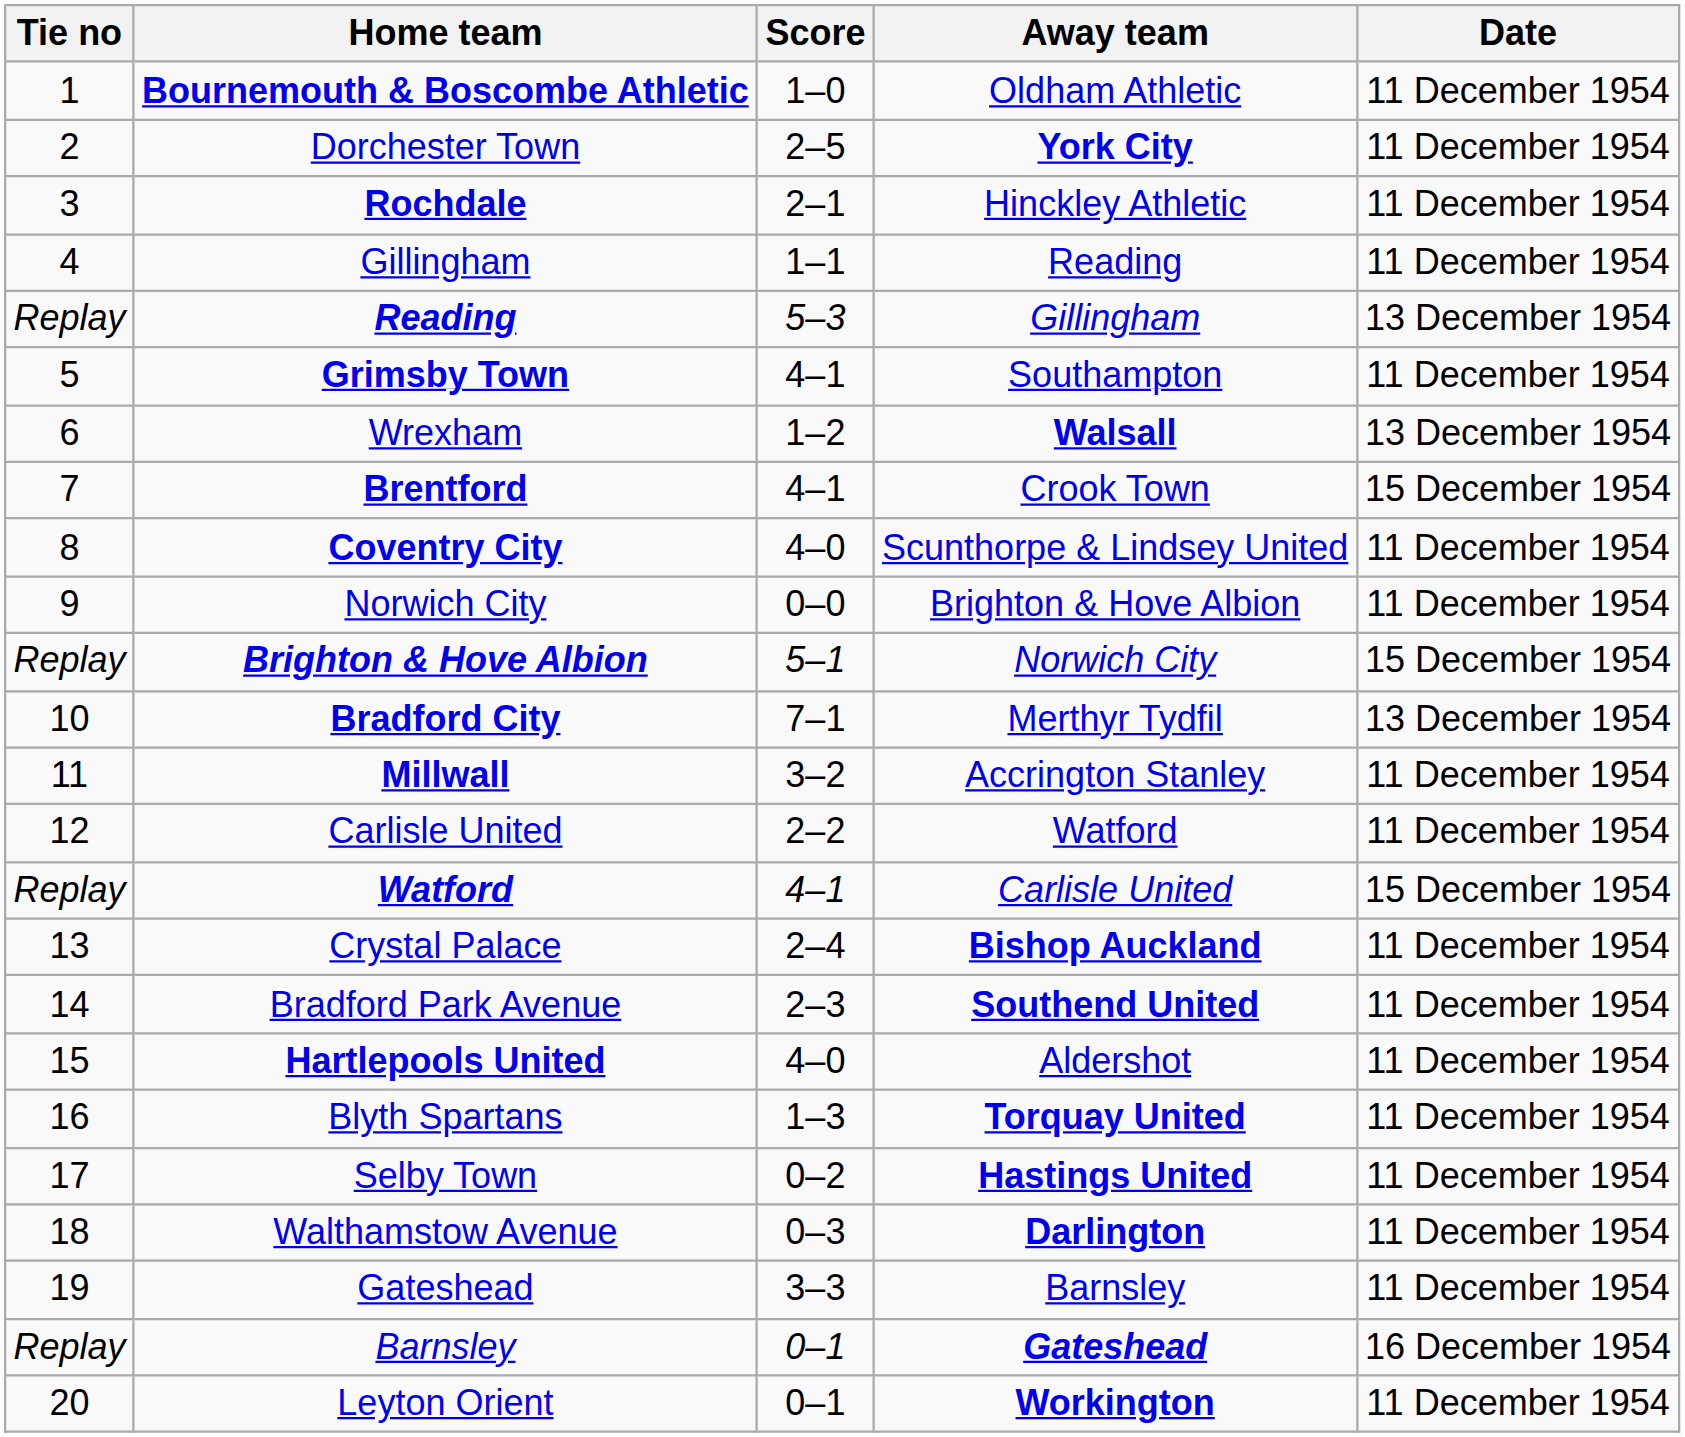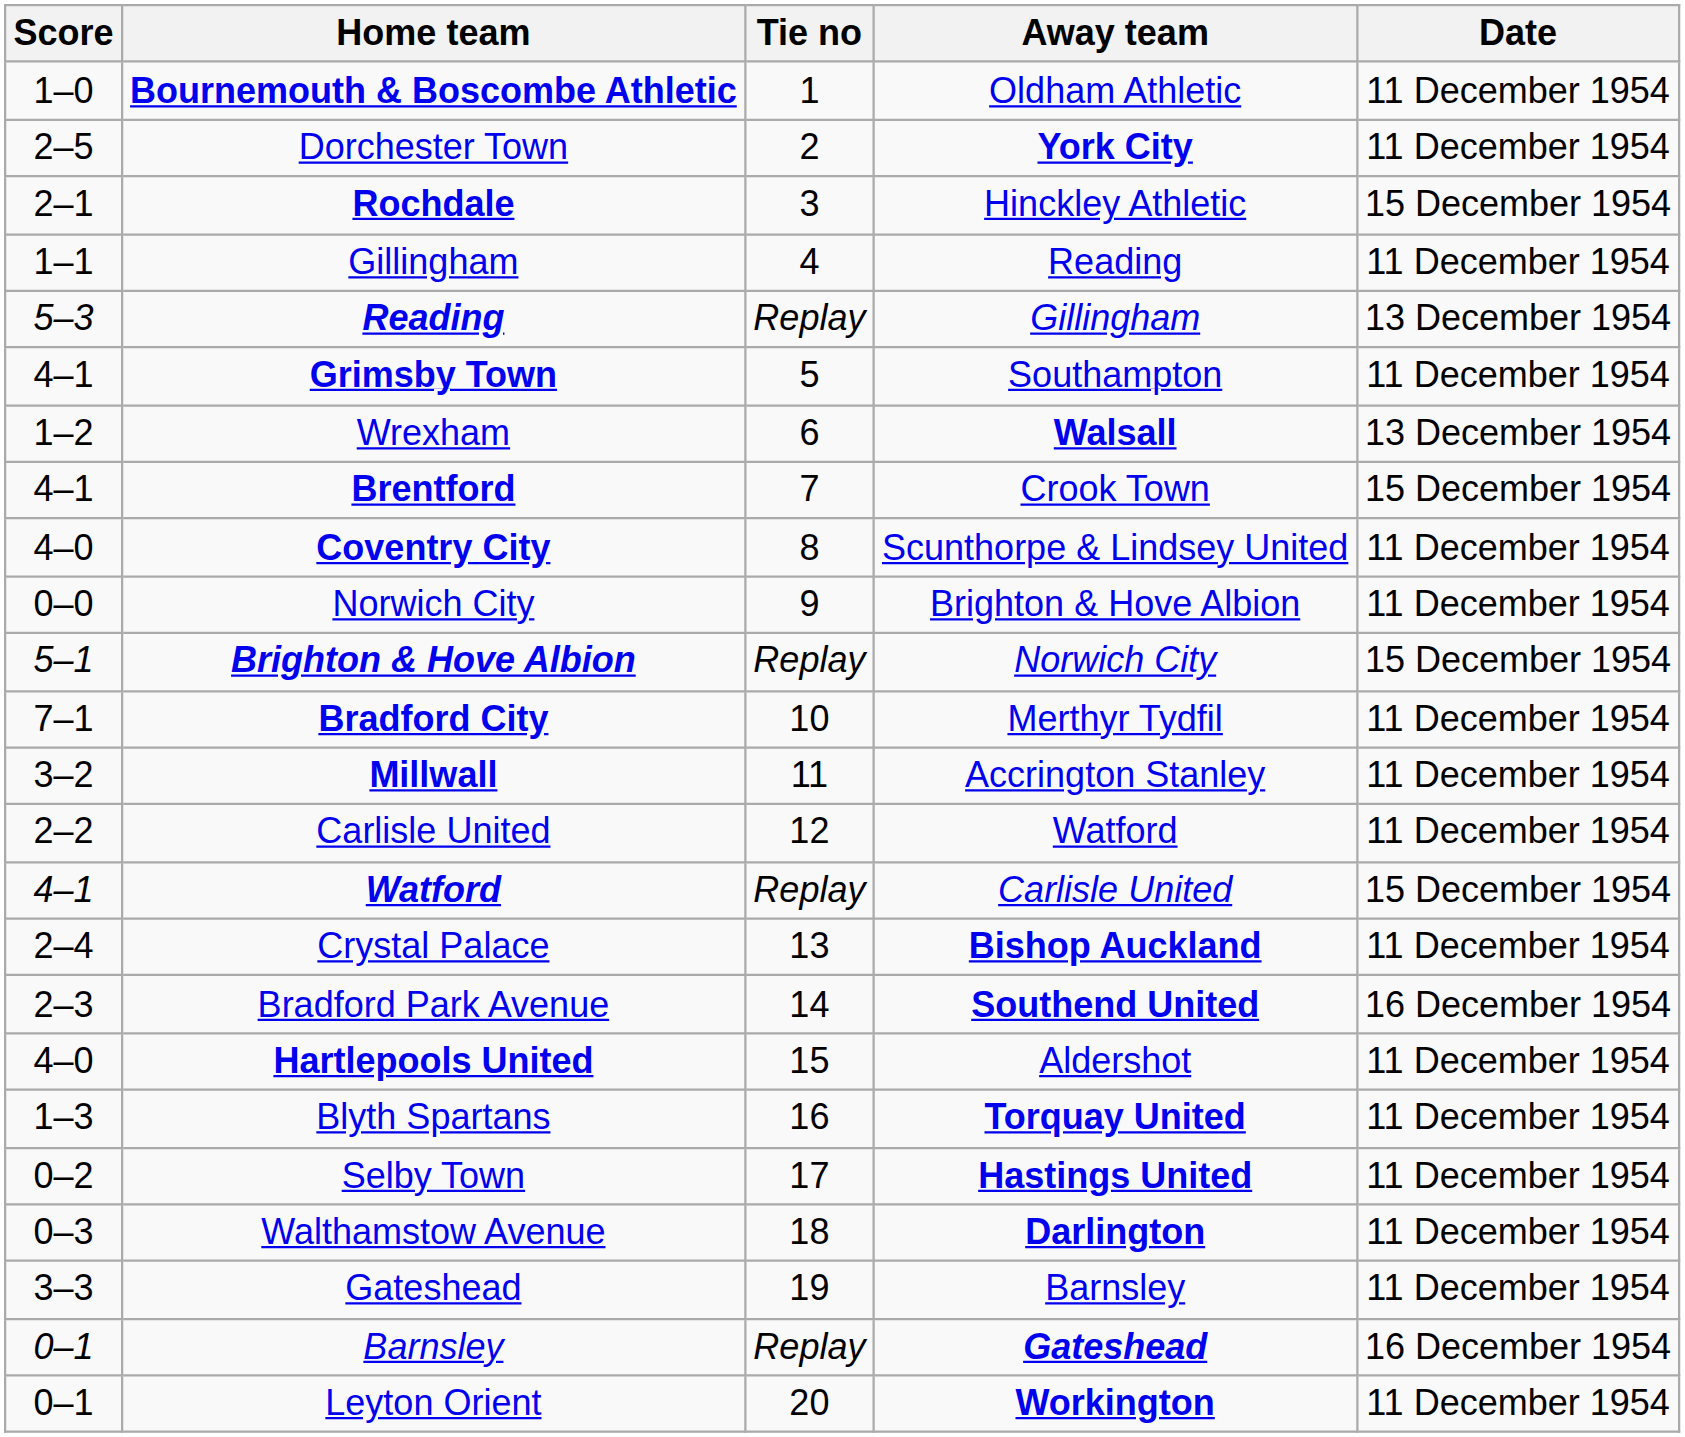columns swapped: (69, 33) <-> (815, 33)
(1518, 204) 11 December 1954 -> (1518, 204) 15 December 1954
(1518, 718) 13 December 1954 -> (1518, 718) 11 December 1954
(1518, 1003) 11 December 1954 -> (1518, 1003) 16 December 1954
